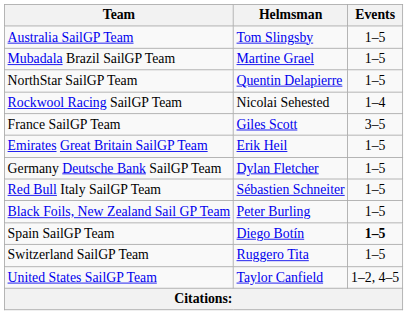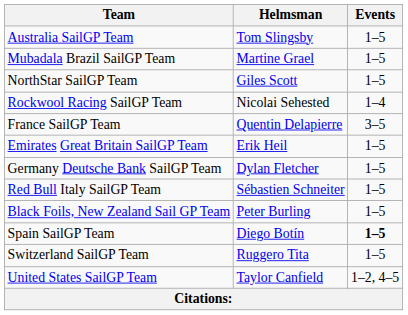(289, 80) Quentin Delapierre -> (267, 80) Giles Scott
(267, 124) Giles Scott -> (289, 124) Quentin Delapierre
